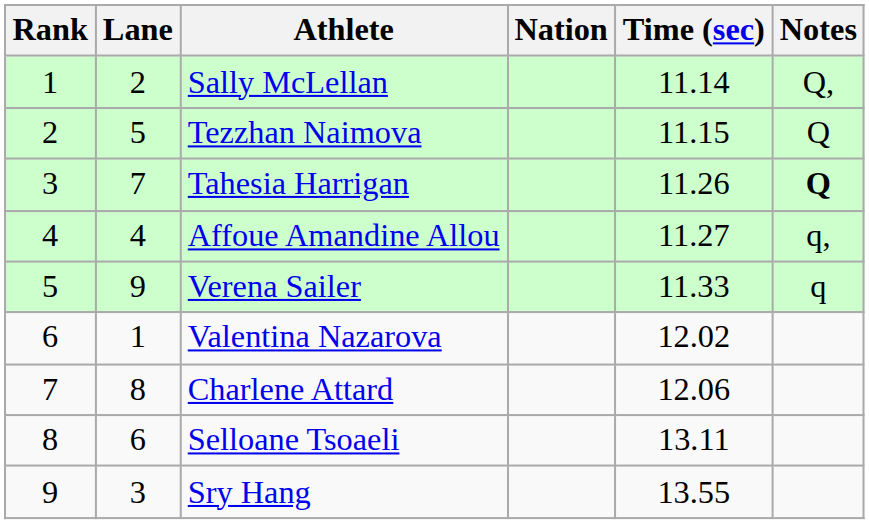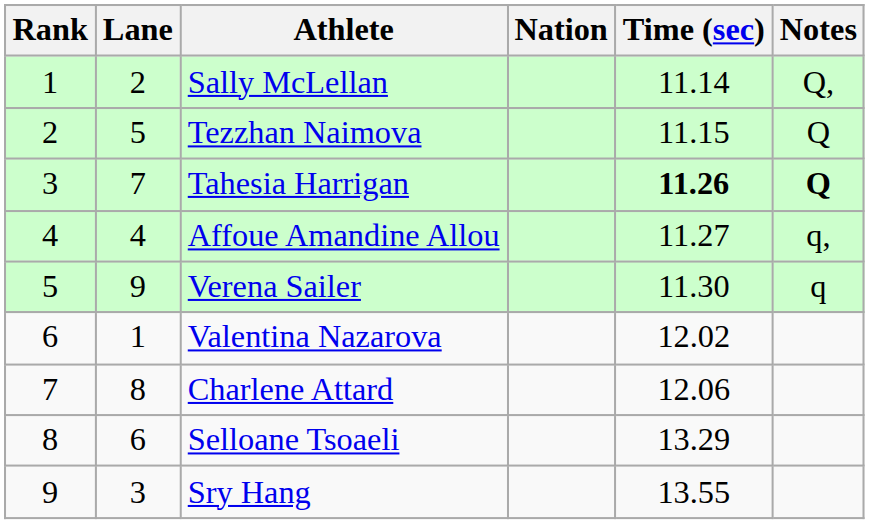(694, 183) normal -> (694, 183) bold
(694, 286) 11.33 -> (694, 286) 11.30
(694, 440) 13.11 -> (694, 440) 13.29
